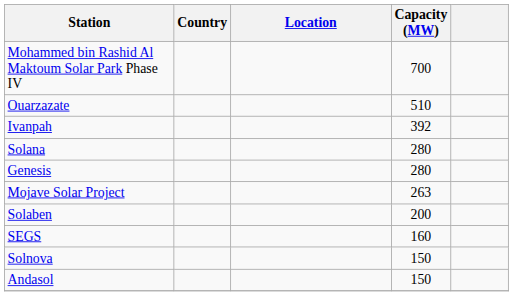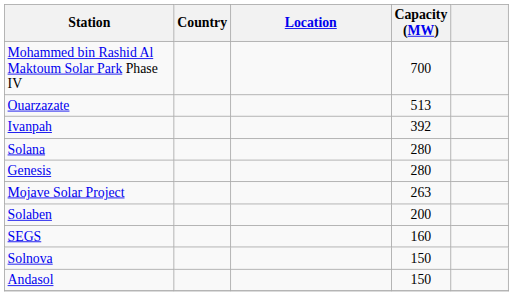(421, 105) 510 -> (421, 105) 513
